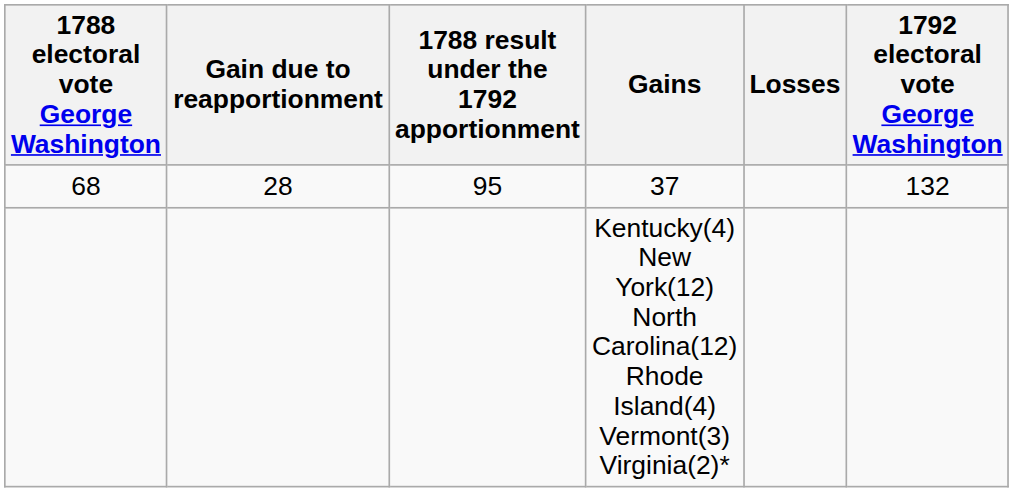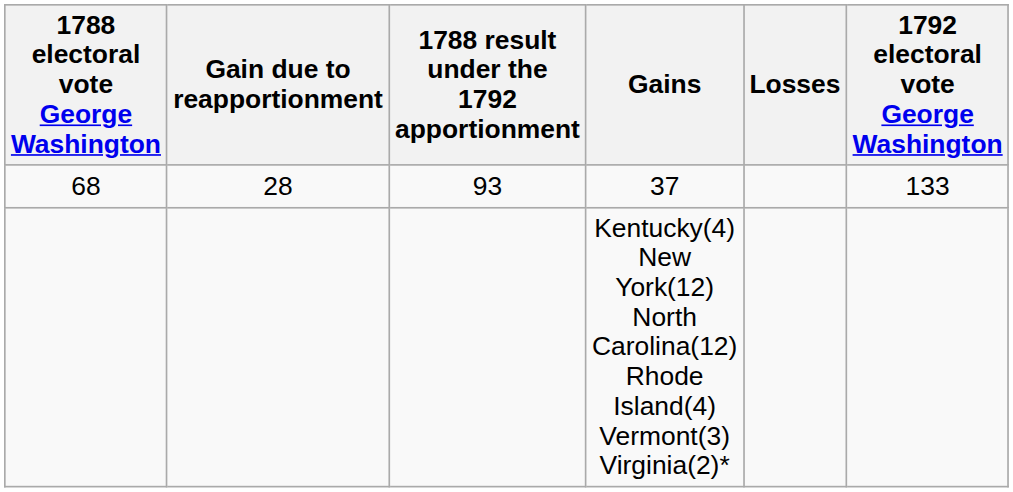(487, 186) 95 -> (487, 186) 93
(928, 186) 132 -> (928, 186) 133
